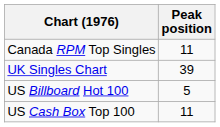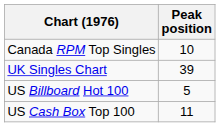(187, 49) 11 -> (187, 49) 10
